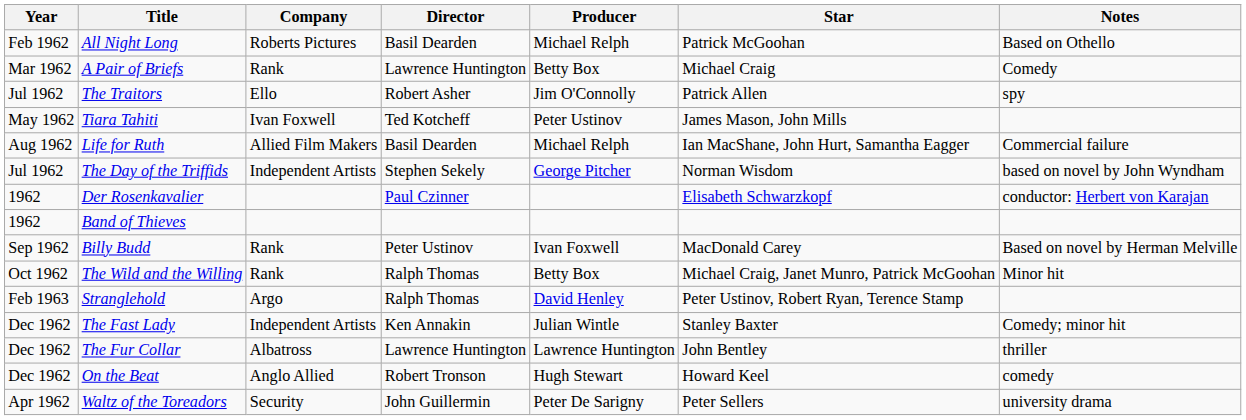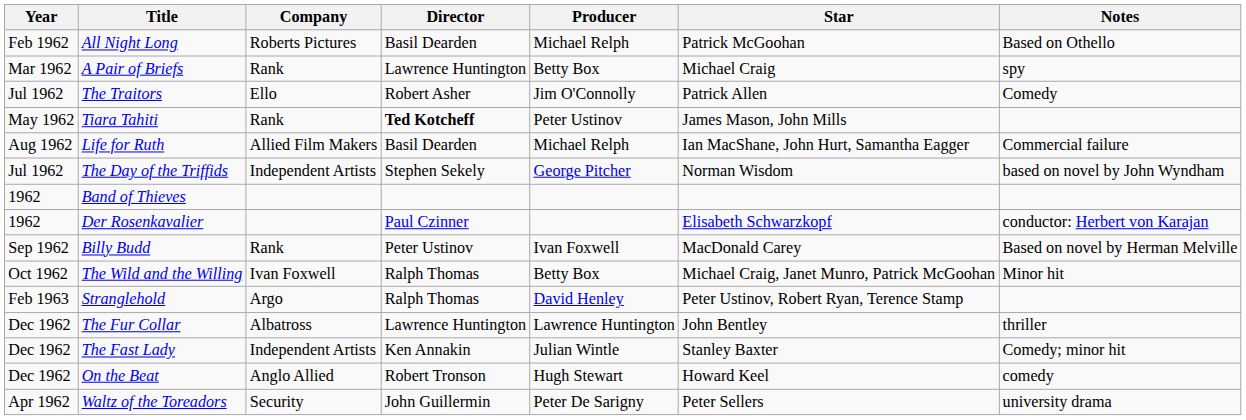(1030, 68) Comedy -> (1014, 68) spy
(1014, 94) spy -> (1030, 94) Comedy
(293, 119) Ivan Foxwell -> (267, 119) Rank
(427, 119) normal -> (430, 119) bold
rows swapped: (142, 196) <-> (134, 222)
(267, 273) Rank -> (293, 273) Ivan Foxwell
rows swapped: (131, 350) <-> (128, 324)
